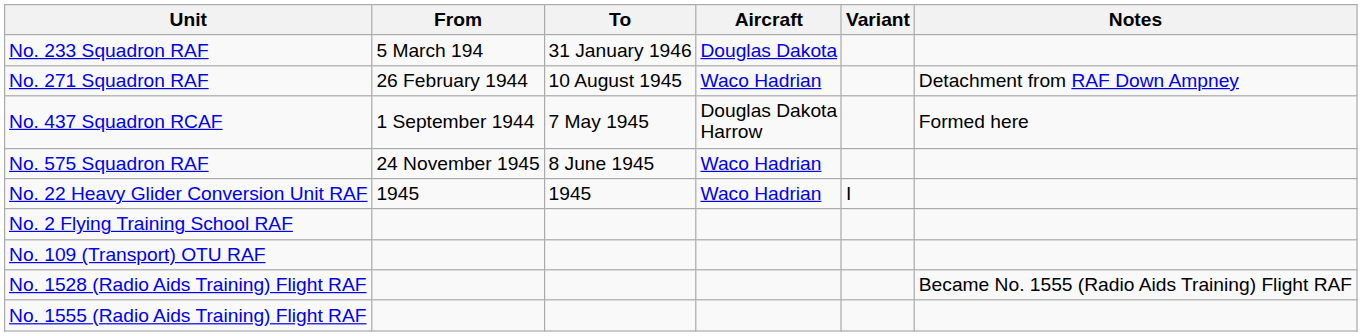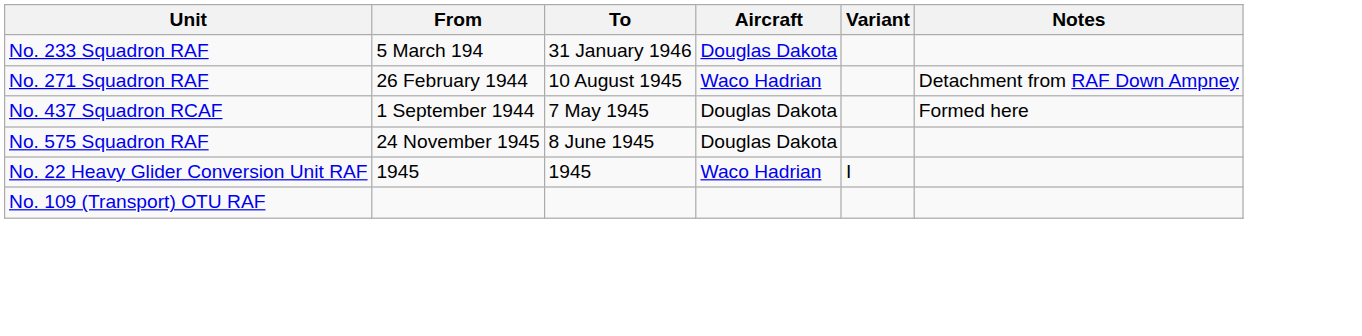(769, 121) Douglas Dakota Harrow -> (769, 111) Douglas Dakota
(761, 163) Waco Hadrian -> (769, 141) Douglas Dakota
- row: (151, 224)
- row: (188, 284)
- row: (188, 315)
